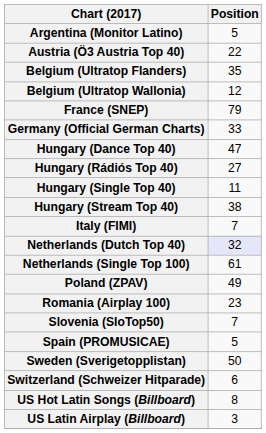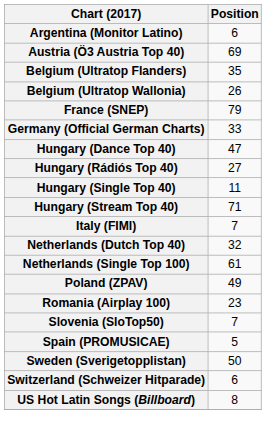(235, 33) 5 -> (235, 33) 6
(235, 52) 22 -> (235, 52) 69
(235, 91) 12 -> (235, 91) 26
(235, 206) 38 -> (235, 206) 71
(235, 245) lavender background -> (235, 245) no background
- row: (106, 419)
